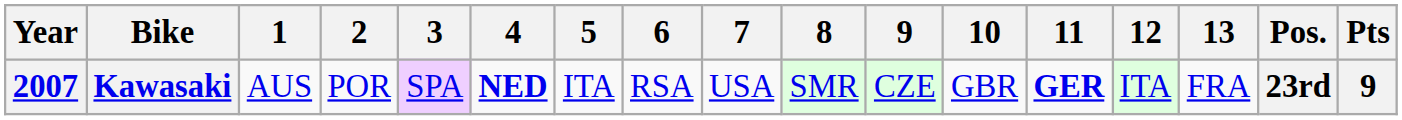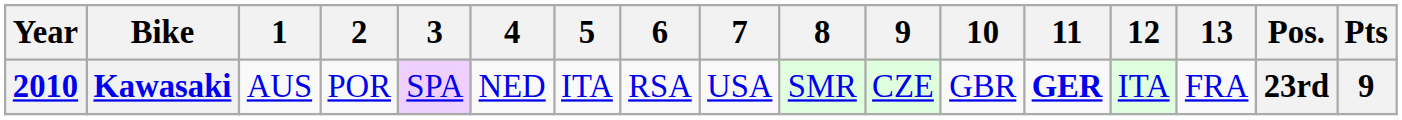(45, 85) 2007 -> (45, 85) 2010
(513, 85) bold -> (512, 85) normal
